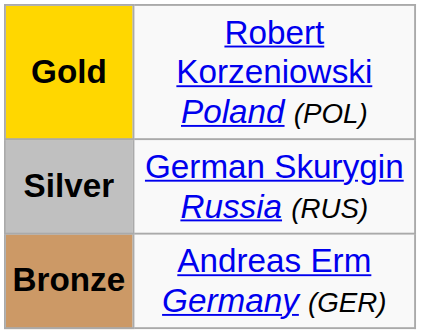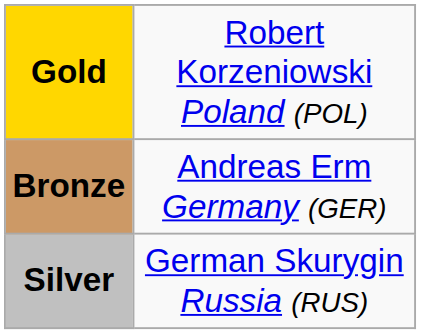rows swapped: (69, 185) <-> (69, 280)
